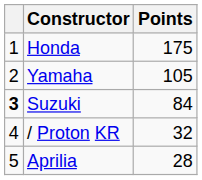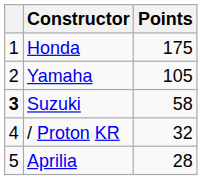(183, 104) 84 -> (183, 104) 58
